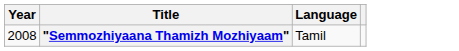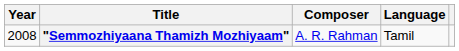+ column: (336, 14)
